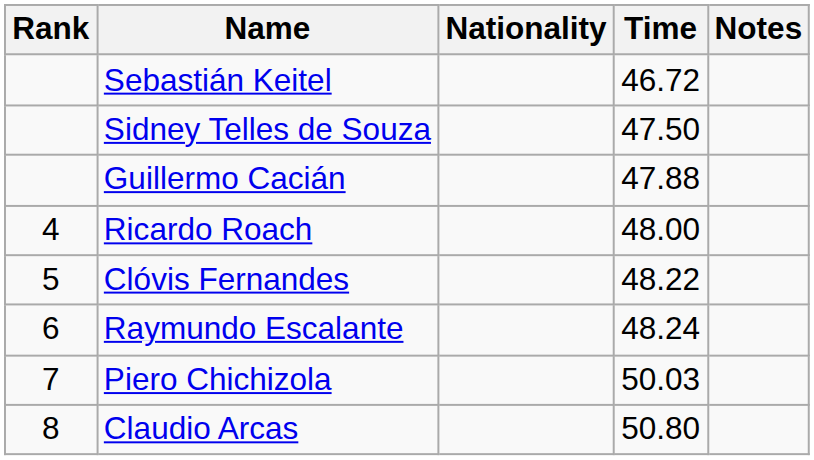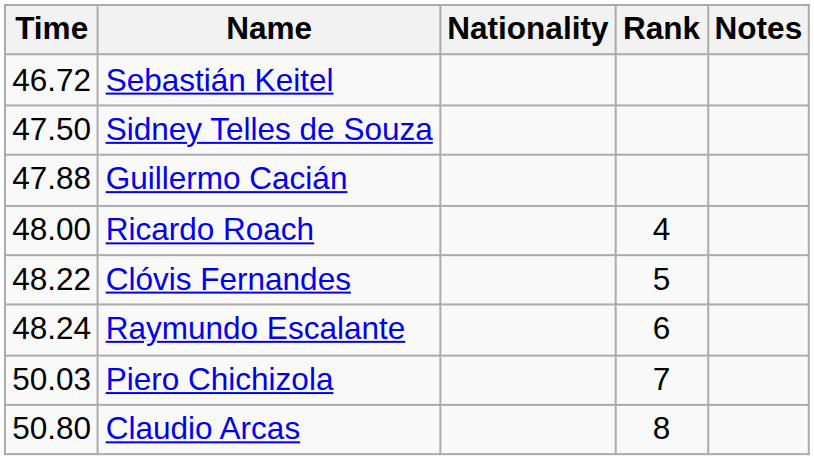columns swapped: (51, 29) <-> (661, 29)
